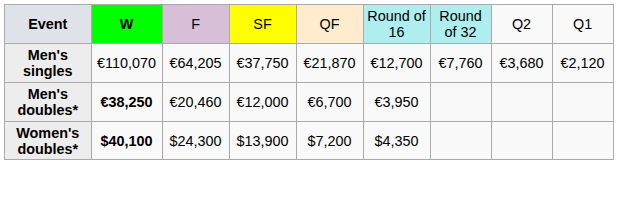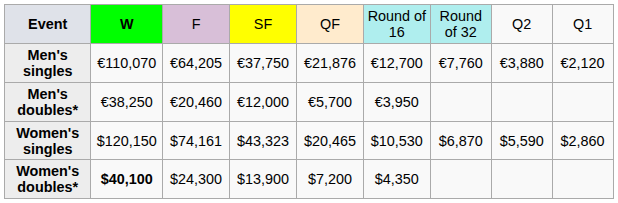(330, 63) €21,870 -> (330, 63) €21,876
(522, 63) €3,680 -> (522, 63) €3,880
(127, 102) bold -> (127, 102) normal
(330, 102) €6,700 -> (330, 102) €5,700
+ row: (48, 141)
